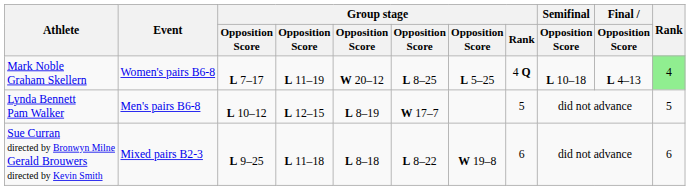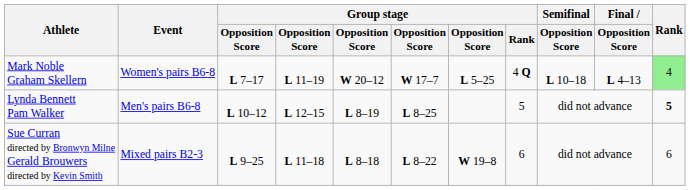(420, 79) L 8–25 -> (420, 79) W 17–7
(420, 113) W 17–7 -> (420, 113) L 8–25
(669, 106) normal -> (669, 106) bold
